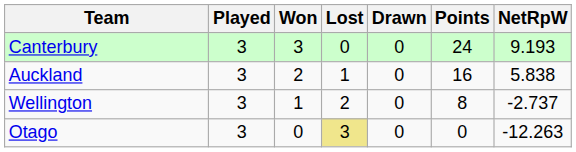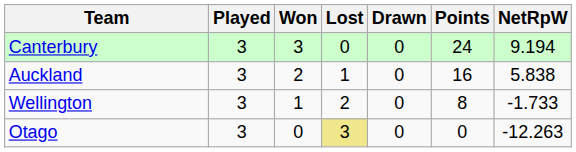(533, 47) 9.193 -> (533, 47) 9.194
(533, 103) -2.737 -> (533, 103) -1.733
